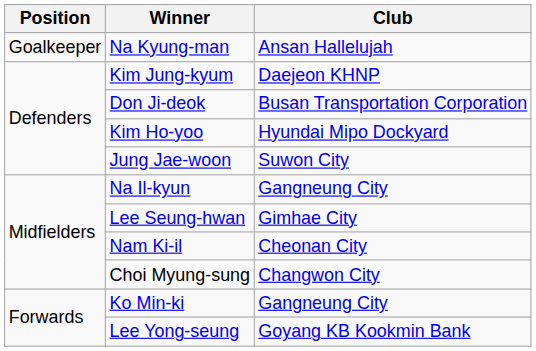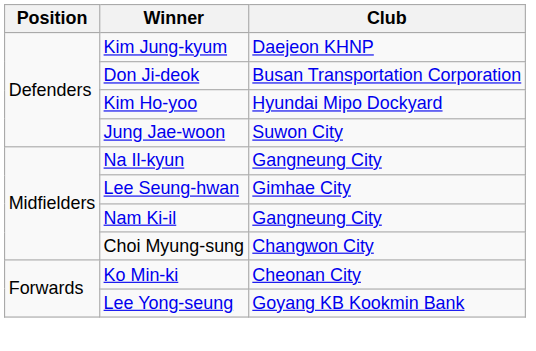- row: (169, 47)
(313, 246) Cheonan City -> (317, 217) Gangneung City
(323, 302) Gangneung City -> (307, 274) Cheonan City
